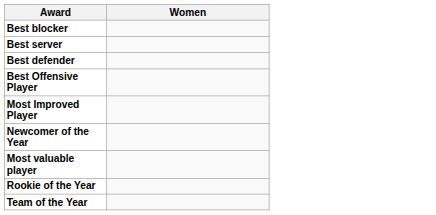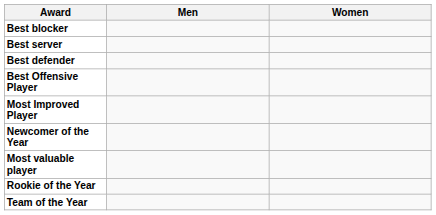+ column: (188, 12)
